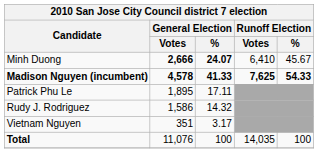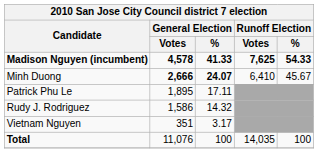rows swapped: (77, 76) <-> (34, 60)
